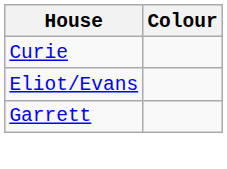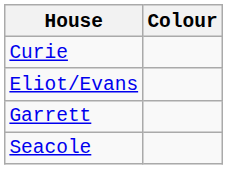+ row: (50, 148)
